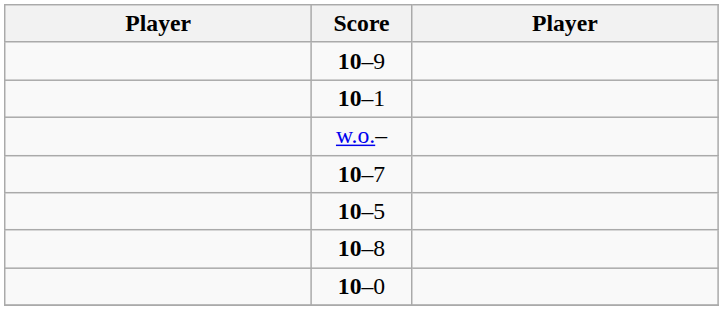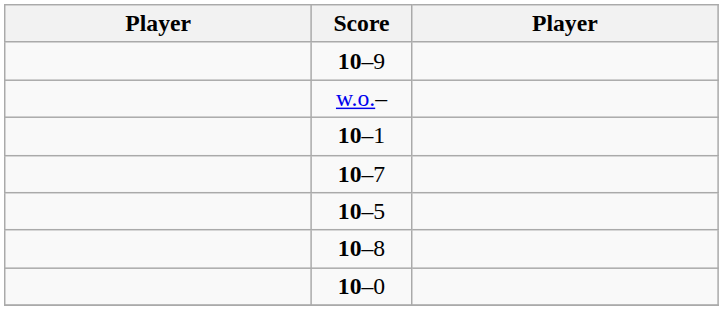rows swapped: (362, 135) <-> (362, 98)
